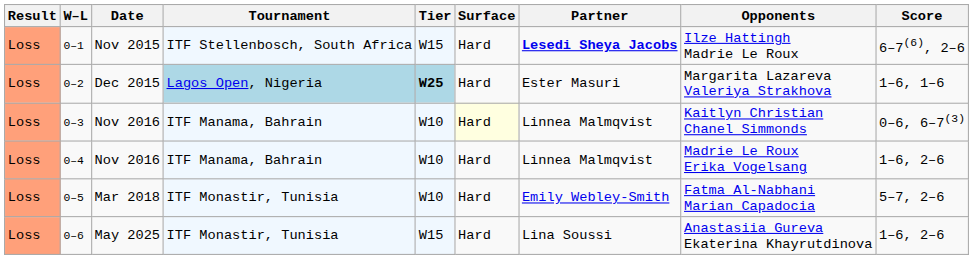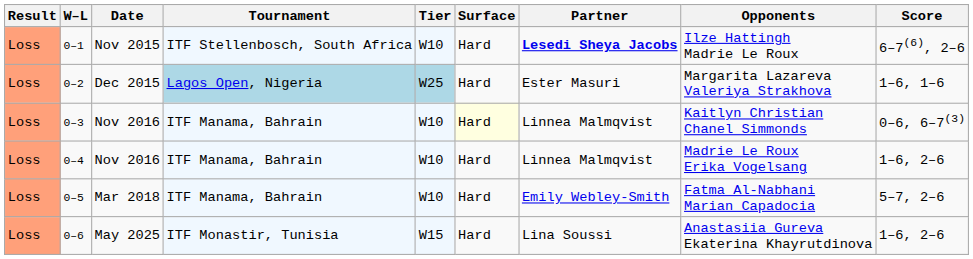(431, 46) W15 -> (431, 46) W10
(431, 84) bold -> (431, 84) normal
(253, 198) ITF Monastir, Tunisia -> (244, 198) ITF Manama, Bahrain
